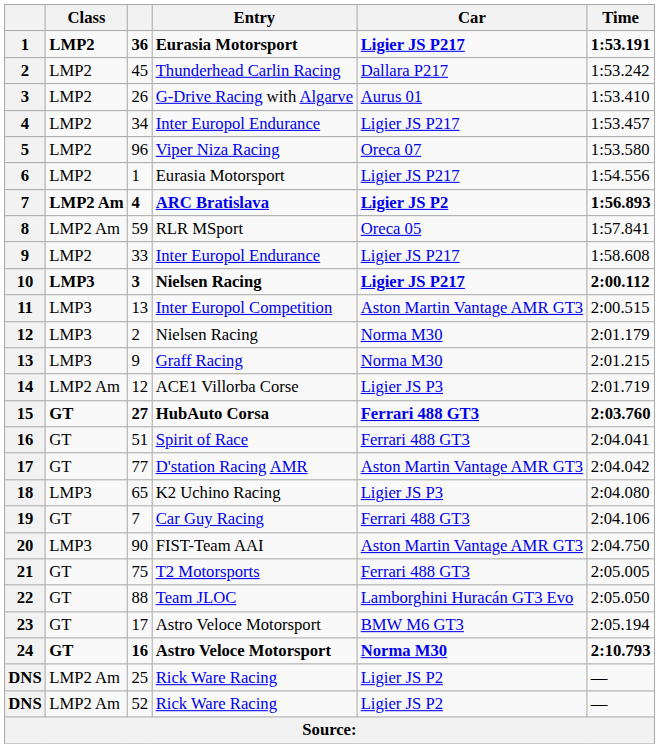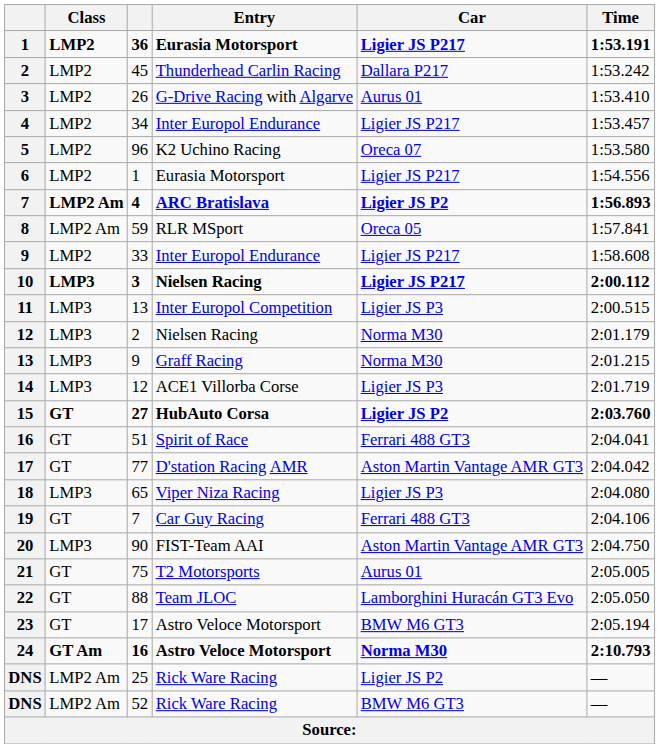(218, 149) Viper Niza Racing -> (218, 149) K2 Uchino Racing
(472, 307) Aston Martin Vantage AMR GT3 -> (402, 307) Ligier JS P3
(85, 387) LMP2 Am -> (71, 387) LMP3
(420, 413) Ferrari 488 GT3 -> (404, 413) Ligier JS P2
(218, 492) K2 Uchino Racing -> (218, 492) Viper Niza Racing
(415, 571) Ferrari 488 GT3 -> (391, 571) Aurus 01
(61, 651) GT -> (76, 651) GT Am
(402, 703) Ligier JS P2 -> (412, 703) BMW M6 GT3
